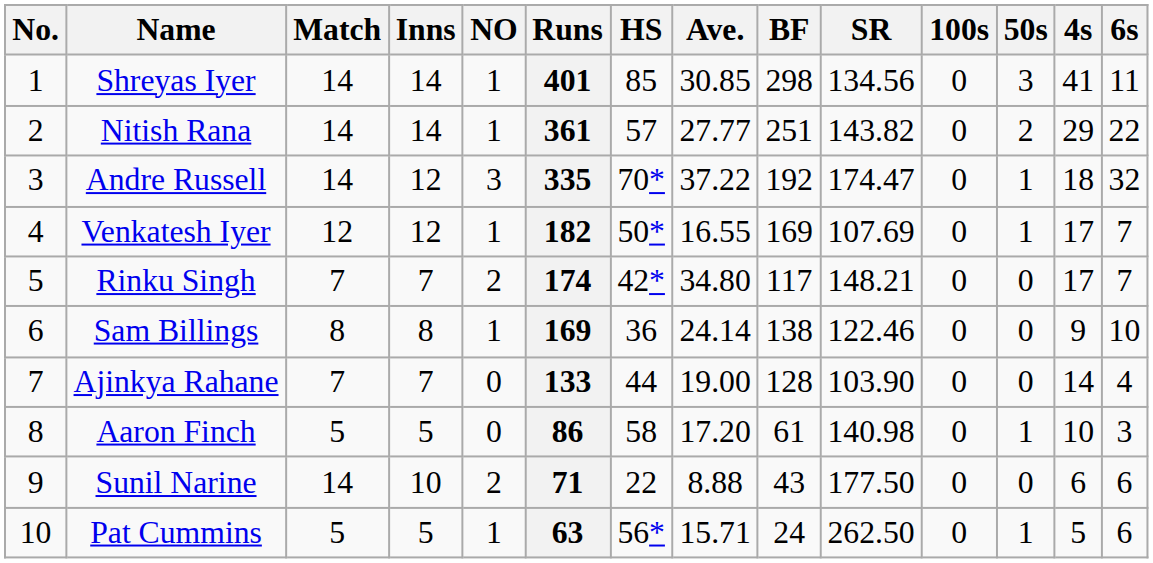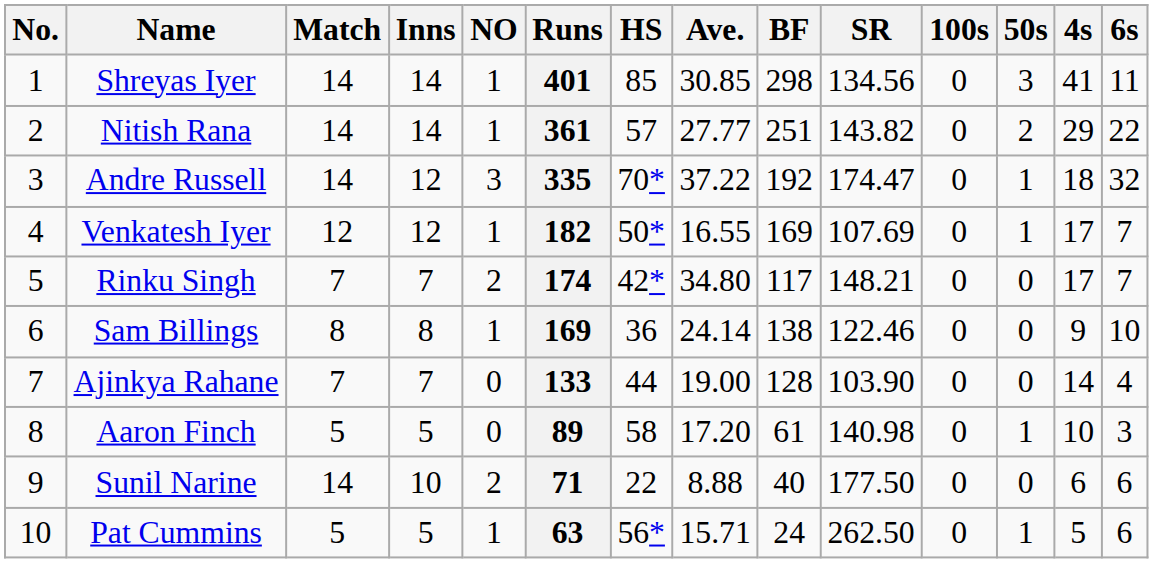(568, 431) 86 -> (568, 431) 89
(789, 481) 43 -> (789, 481) 40
